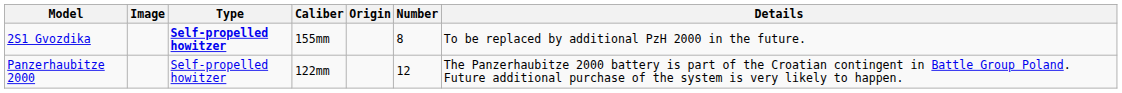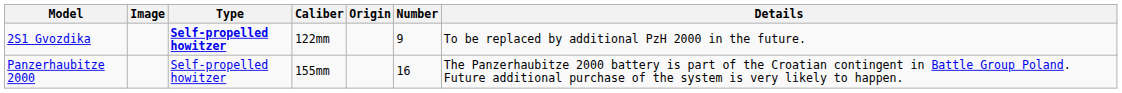(312, 39) 155mm -> (312, 39) 122mm
(400, 39) 8 -> (400, 39) 9
(312, 72) 122mm -> (312, 72) 155mm
(403, 72) 12 -> (403, 72) 16
